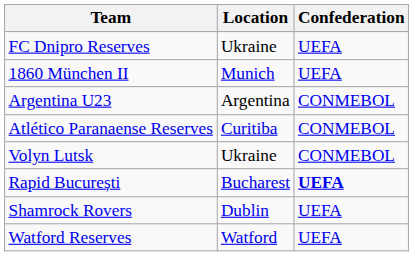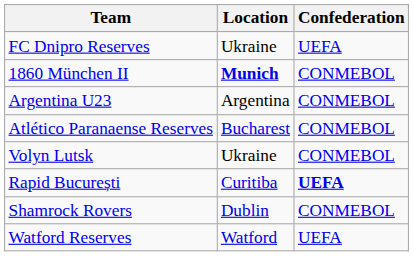(248, 73) normal -> (250, 73) bold
(320, 73) UEFA -> (346, 73) CONMEBOL
(249, 127) Curitiba -> (255, 127) Bucharest
(255, 182) Bucharest -> (249, 182) Curitiba
(320, 210) UEFA -> (346, 210) CONMEBOL
